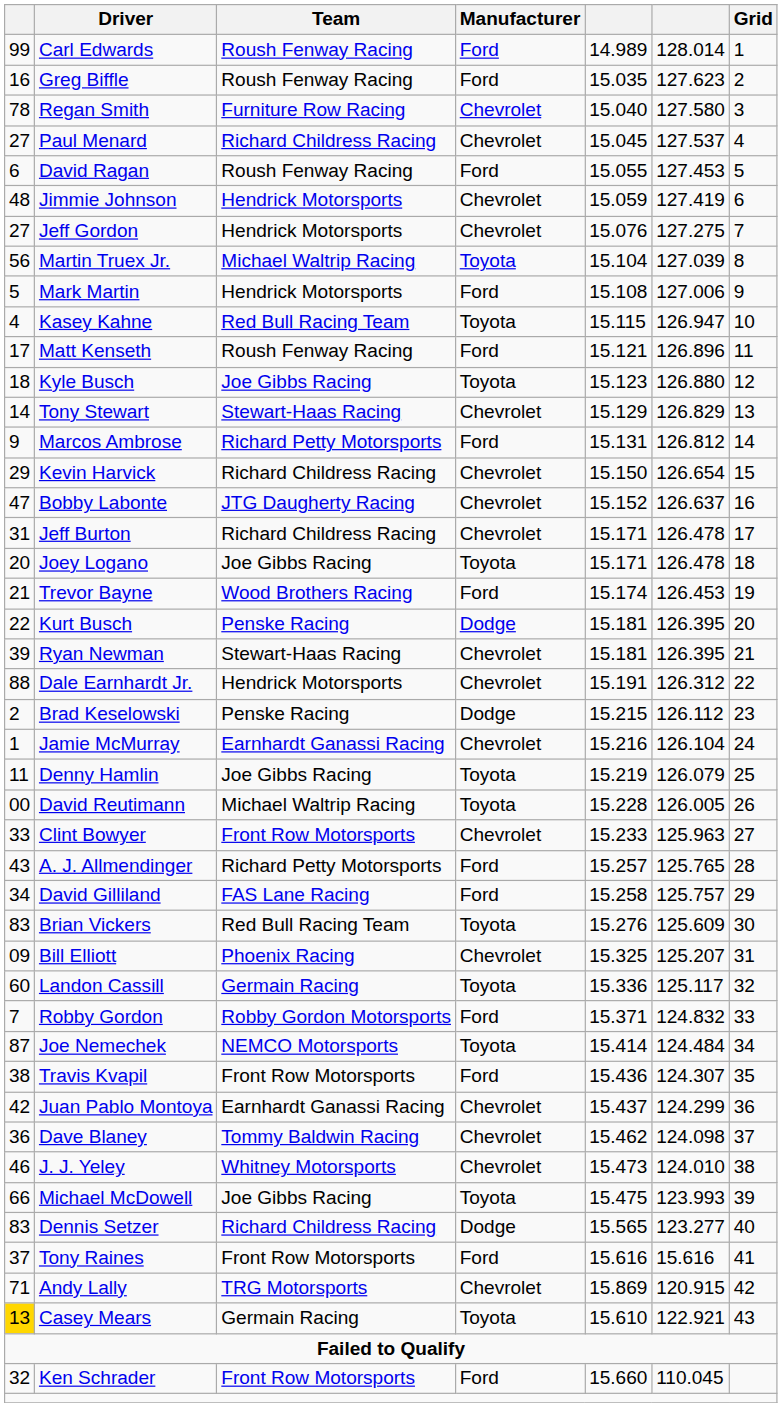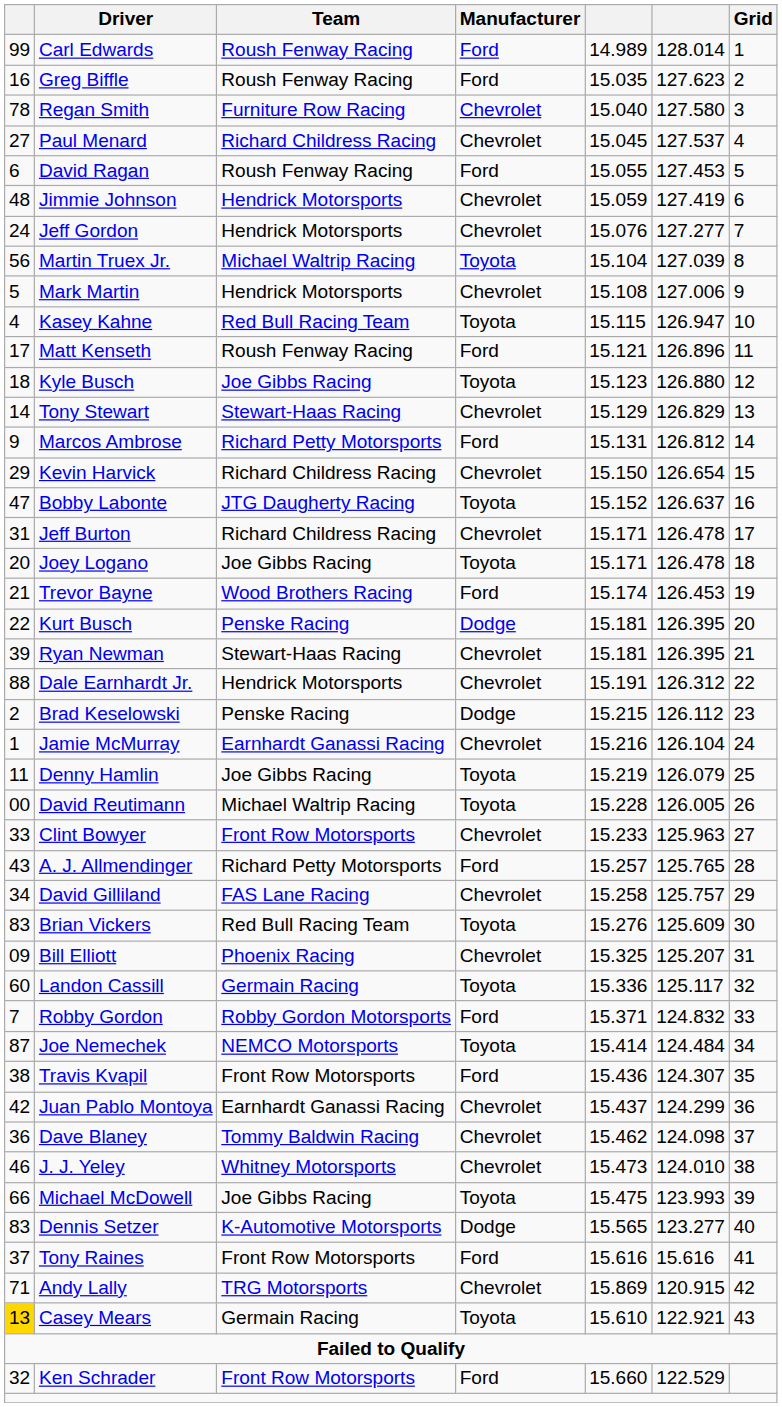(20, 230) 27 -> (20, 230) 24
(691, 230) 127.275 -> (691, 230) 127.277
(479, 291) Ford -> (500, 291) Chevrolet
(500, 502) Chevrolet -> (488, 502) Toyota
(479, 895) Ford -> (500, 895) Chevrolet
(329, 1227) Richard Childress Racing -> (331, 1227) K-Automotive Motorsports
(690, 1378) 110.045 -> (691, 1378) 122.529
